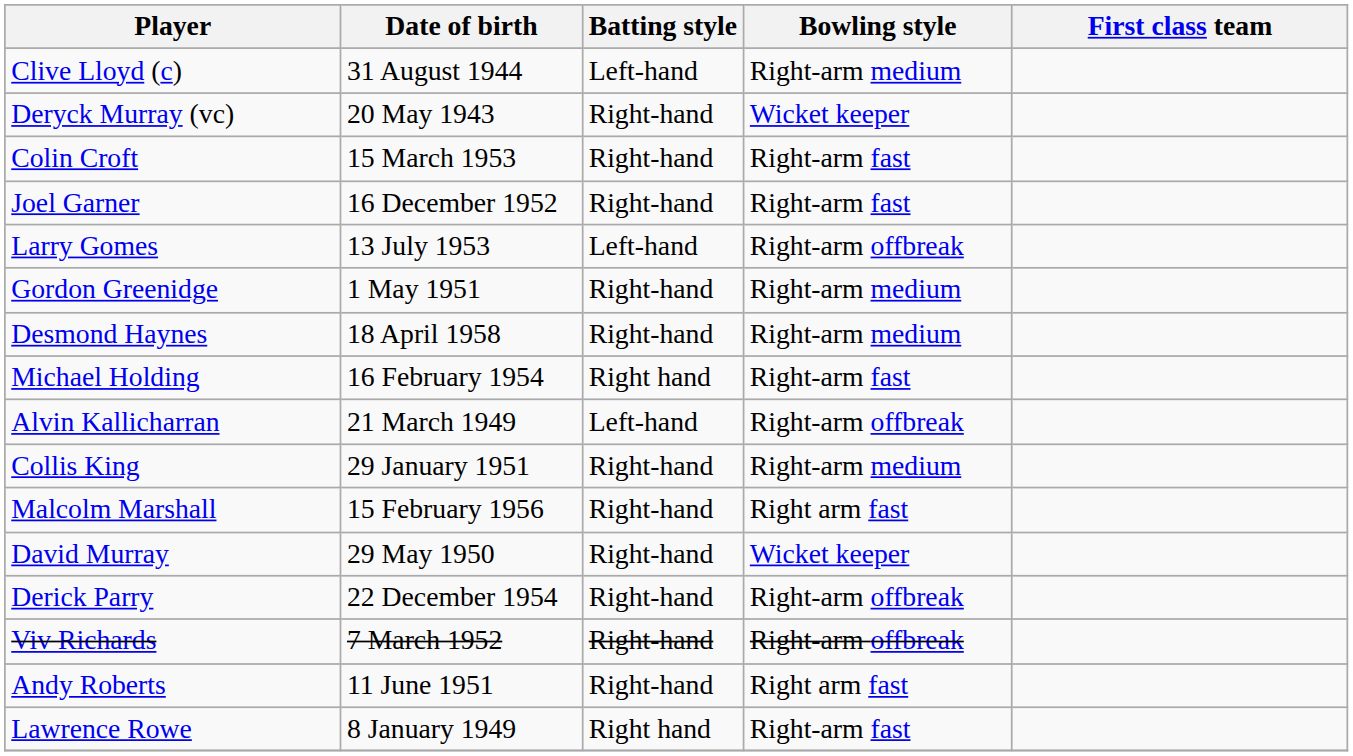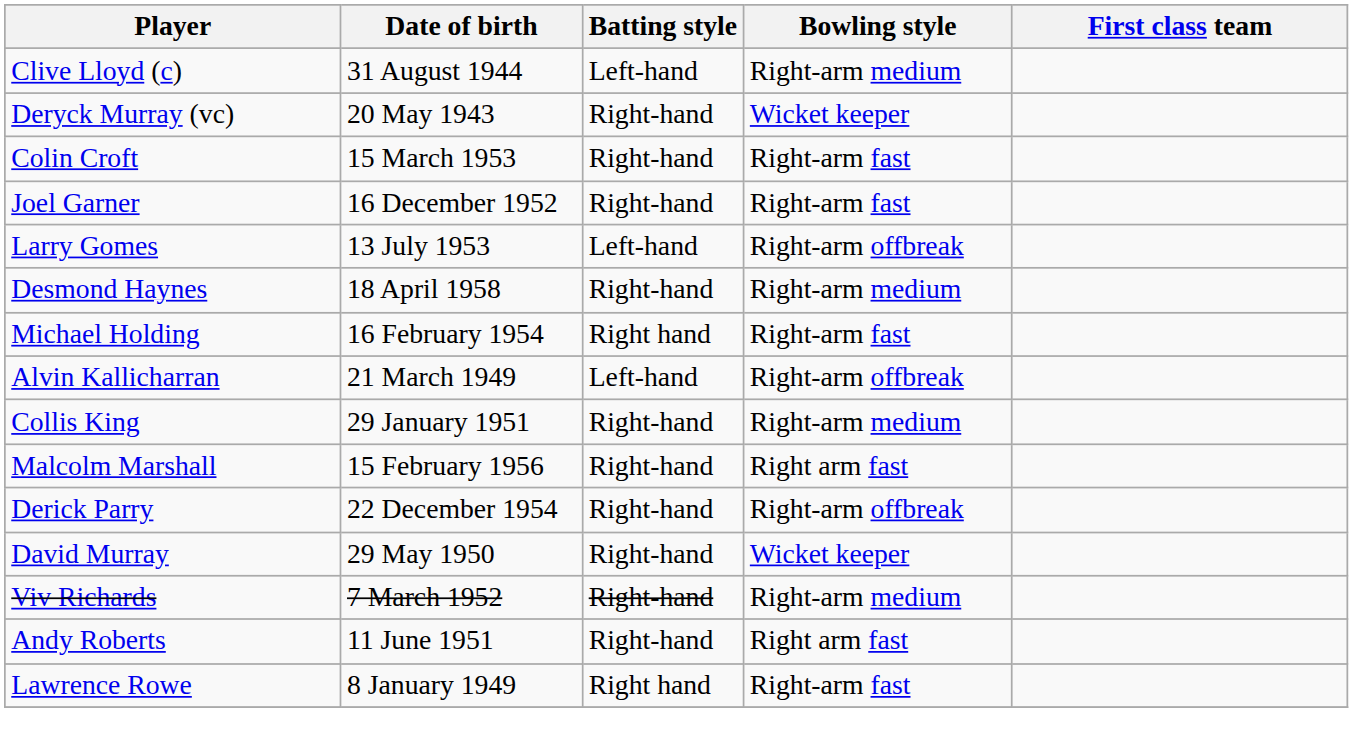- row: (115, 289)
rows swapped: (90, 553) <-> (82, 597)
(857, 641) Right-arm offbreak -> (856, 597) Right-arm medium
